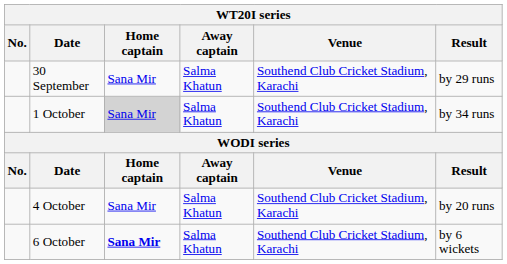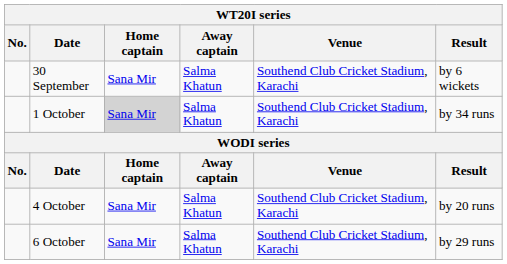(467, 78) by 29 runs -> (459, 78) by 6 wickets
(134, 241) bold -> (132, 241) normal
(459, 241) by 6 wickets -> (467, 241) by 29 runs
